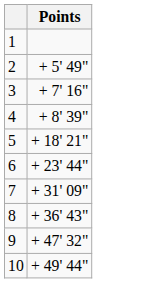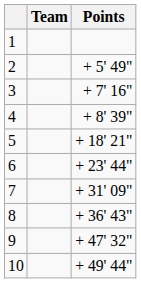+ column: (49, 16)
